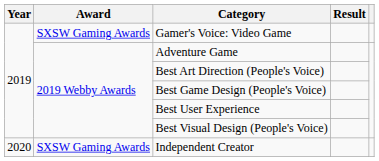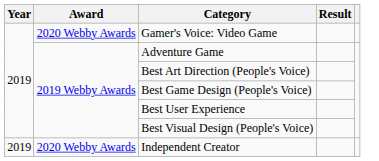(93, 33) SXSW Gaming Awards -> (86, 33) 2020 Webby Awards
(19, 147) 2020 -> (19, 147) 2019
(93, 147) SXSW Gaming Awards -> (86, 147) 2020 Webby Awards
